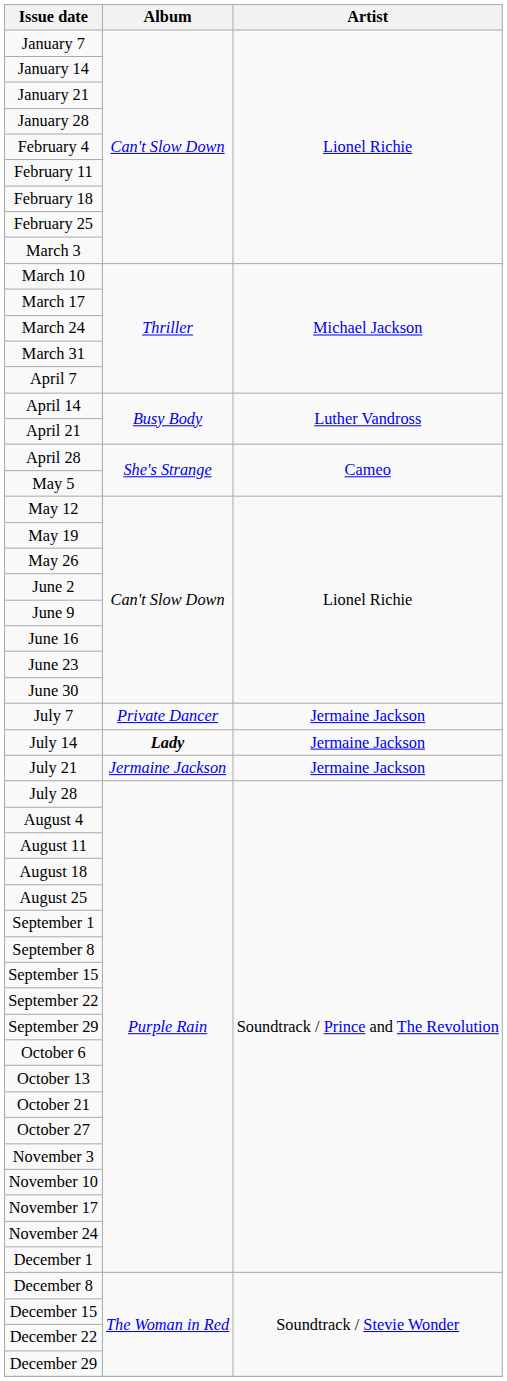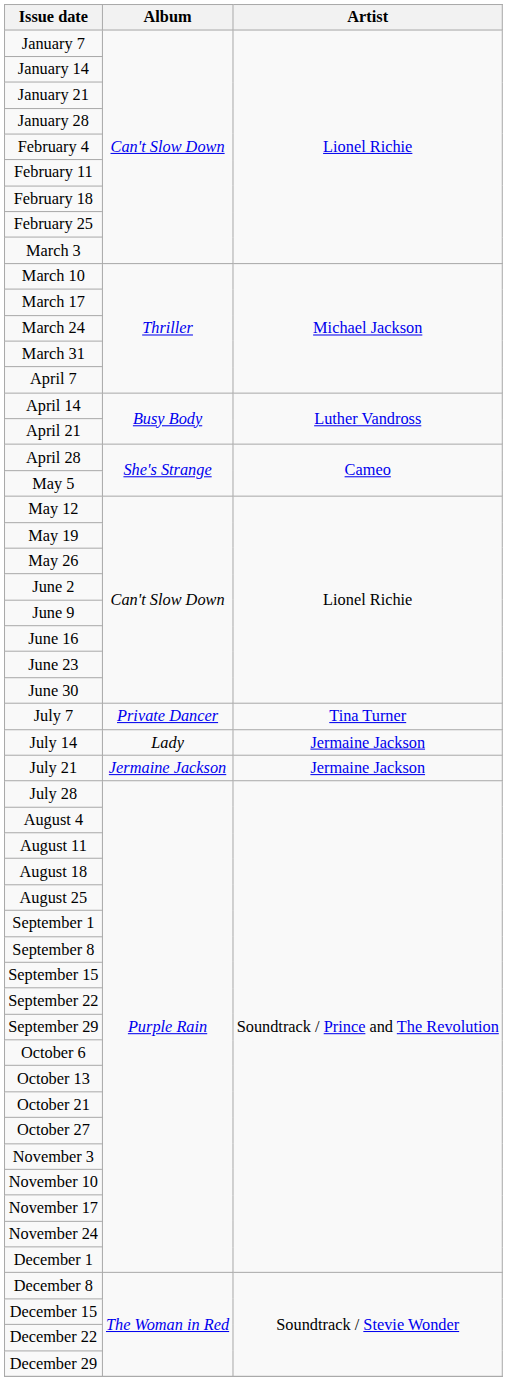(368, 716) Jermaine Jackson -> (368, 716) Tina Turner
(168, 742) bold -> (168, 742) normal
